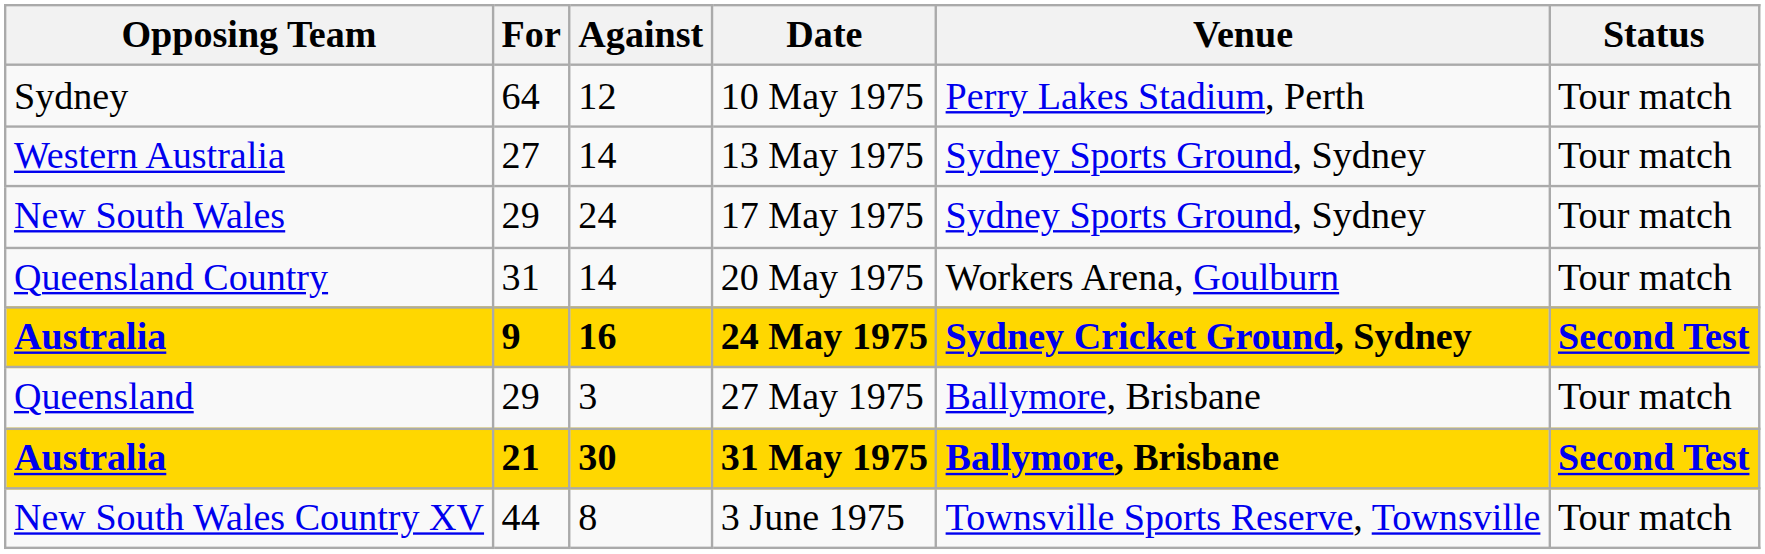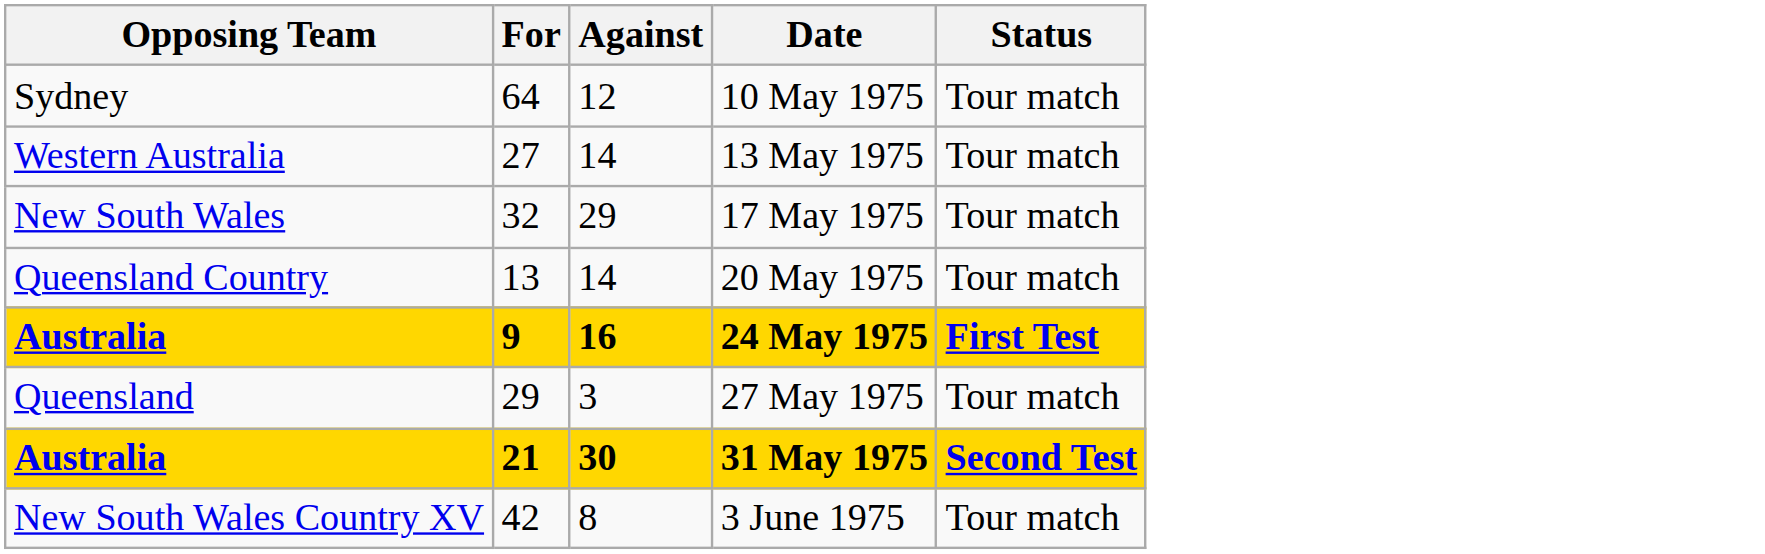- column: (1243, 34)
(521, 215) 29 -> (521, 215) 32
(597, 215) 24 -> (597, 215) 29
(521, 276) 31 -> (521, 276) 13
(1654, 336) Second Test -> (1022, 336) First Test
(521, 517) 44 -> (521, 517) 42
